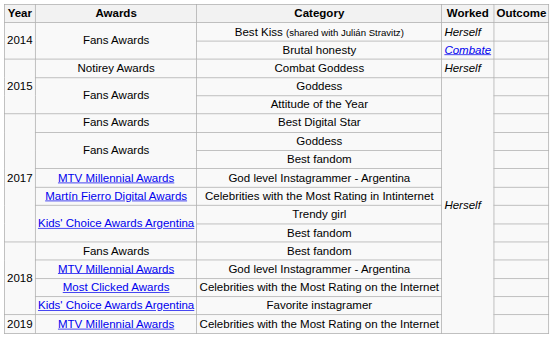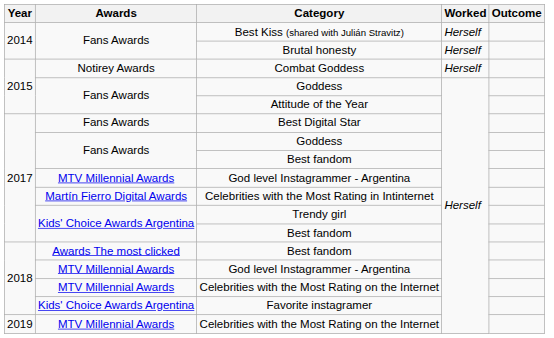(468, 50) Combate -> (463, 50) Herself
(116, 251) Fans Awards -> (116, 251) Awards The most clicked
(116, 287) Most Clicked Awards -> (116, 287) MTV Millennial Awards
